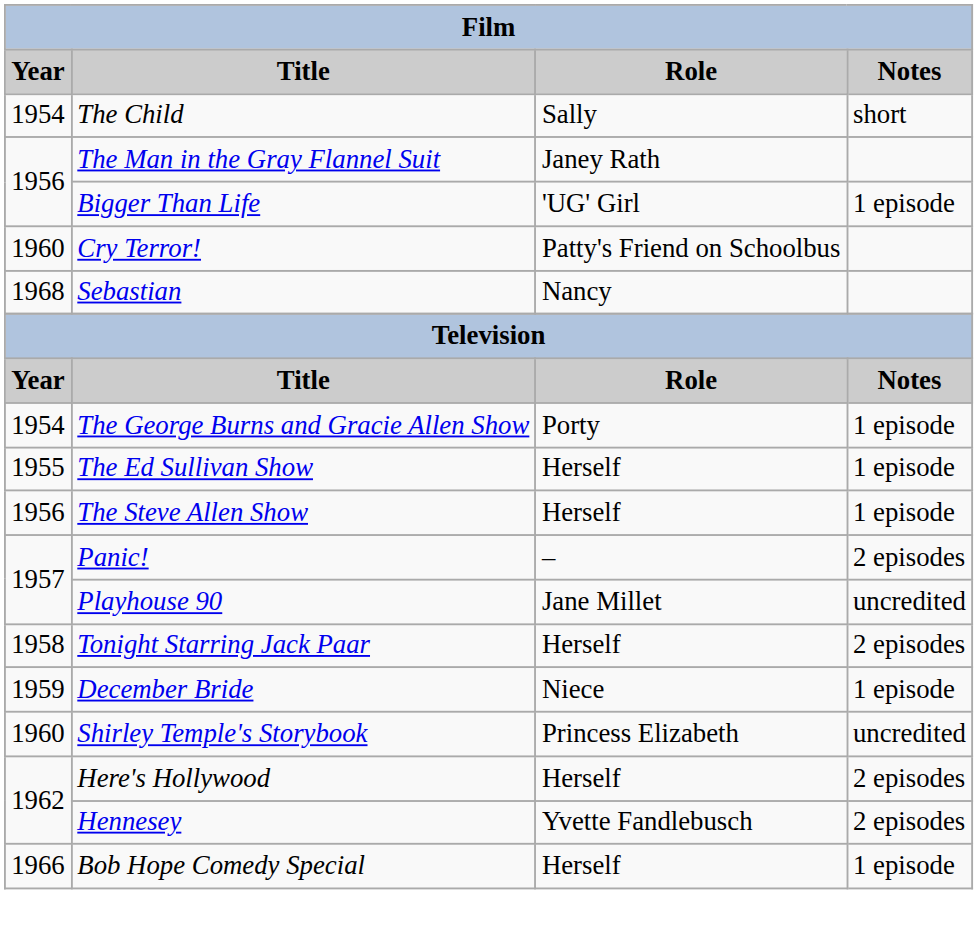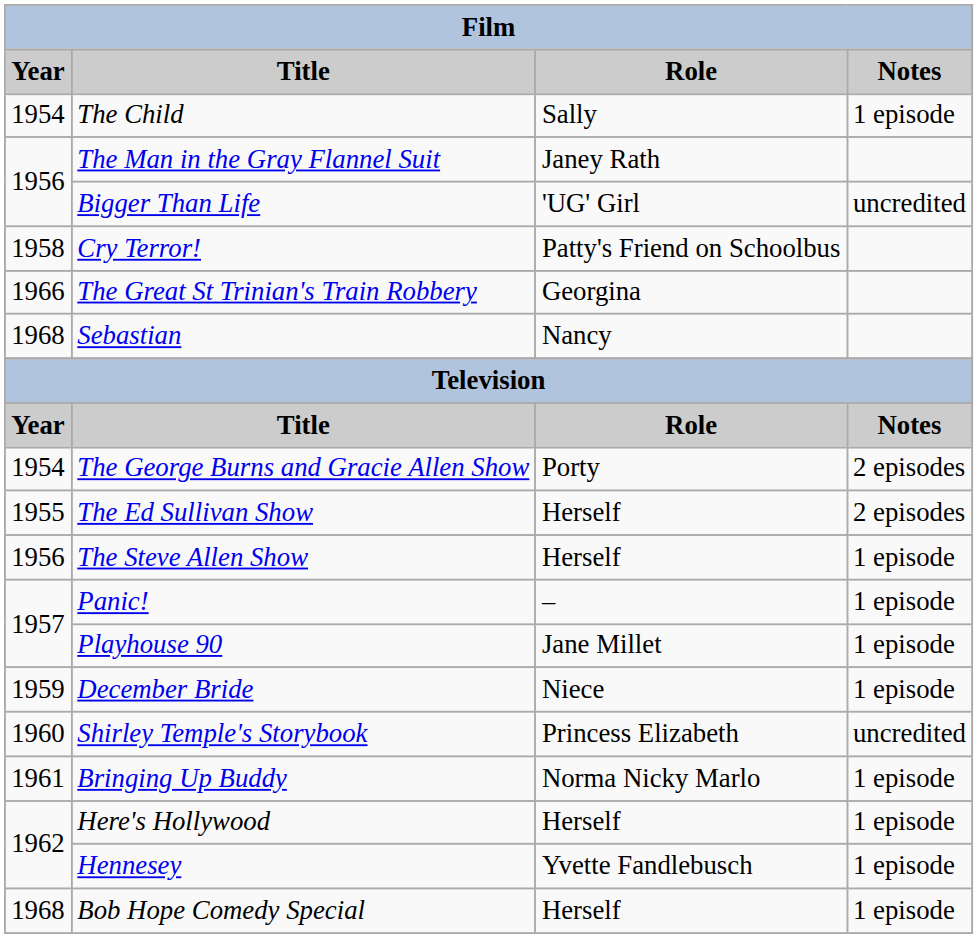(880, 115) short -> (904, 115) 1 episode
(904, 203) 1 episode -> (909, 203) uncredited
(38, 247) 1960 -> (38, 247) 1958
+ row: (277, 292)
(904, 424) 1 episode -> (909, 468) 2 episodes
(904, 468) 1 episode -> (909, 512) 2 episodes
(909, 557) 2 episodes -> (904, 601) 1 episode
(909, 601) uncredited -> (904, 645) 1 episode
- row: (224, 645)
+ row: (182, 777)
(909, 777) 2 episodes -> (904, 822) 1 episode
(909, 822) 2 episodes -> (904, 866) 1 episode
(38, 866) 1966 -> (38, 910) 1968
